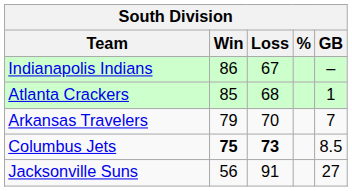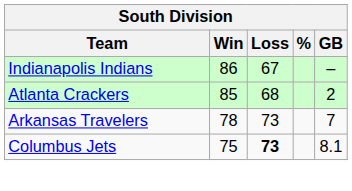(331, 95) 1 -> (331, 95) 2
(229, 120) 79 -> (229, 120) 78
(270, 120) 70 -> (270, 120) 73
(229, 146) bold -> (229, 146) normal
(331, 146) 8.5 -> (331, 146) 8.1
- row: (73, 172)
